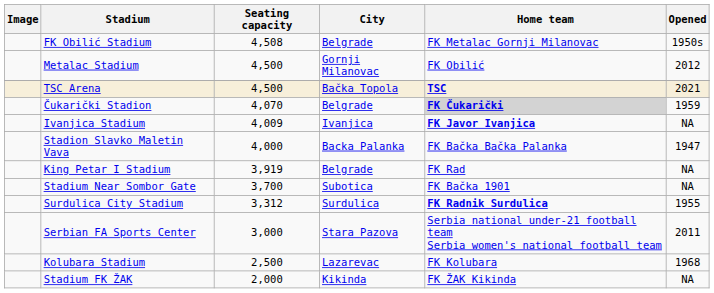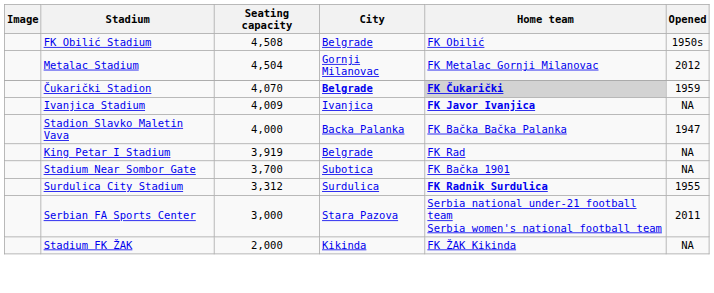(513, 42) FK Metalac Gornji Milanovac -> (456, 42) FK Obilić
(267, 66) 4,500 -> (267, 66) 4,504
(456, 66) FK Obilić -> (513, 66) FK Metalac Gornji Milanovac
- row: (72, 89)
(347, 106) normal -> (347, 89) bold
- row: (94, 263)
